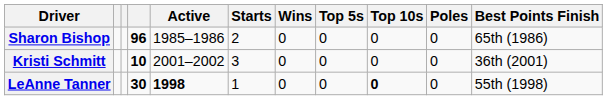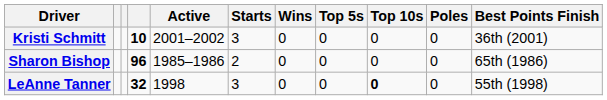rows swapped: (59, 39) <-> (59, 61)
(139, 84) 30 -> (139, 84) 32
(169, 84) bold -> (169, 84) normal
(235, 84) 1 -> (235, 84) 3
